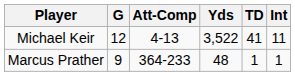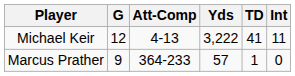(221, 37) 3,522 -> (221, 37) 3,222
(221, 60) 48 -> (221, 60) 57
(279, 60) 1 -> (279, 60) 0
